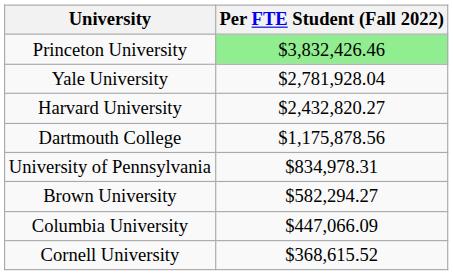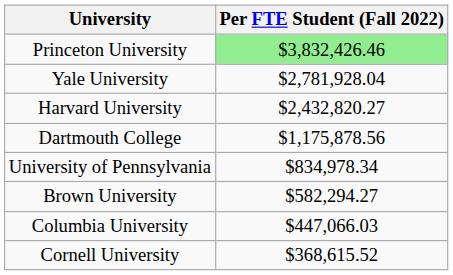(332, 166) $834,978.31 -> (332, 166) $834,978.34
(332, 225) $447,066.09 -> (332, 225) $447,066.03
